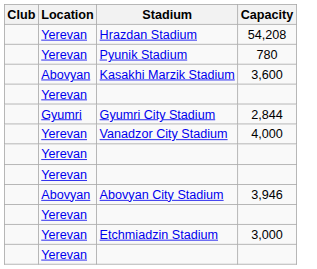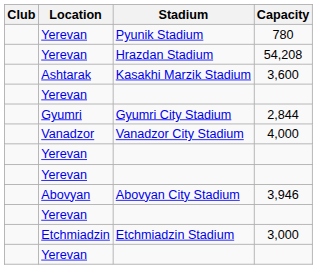rows swapped: (148, 35) <-> (143, 55)
(66, 75) Abovyan -> (66, 75) Ashtarak
(64, 134) Yerevan -> (68, 134) Vanadzor
(64, 234) Yerevan -> (76, 234) Etchmiadzin
